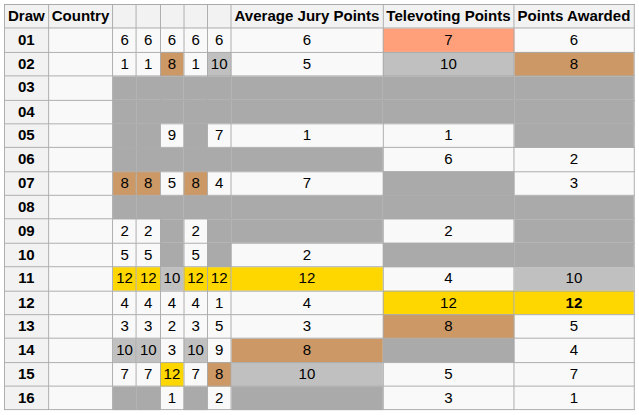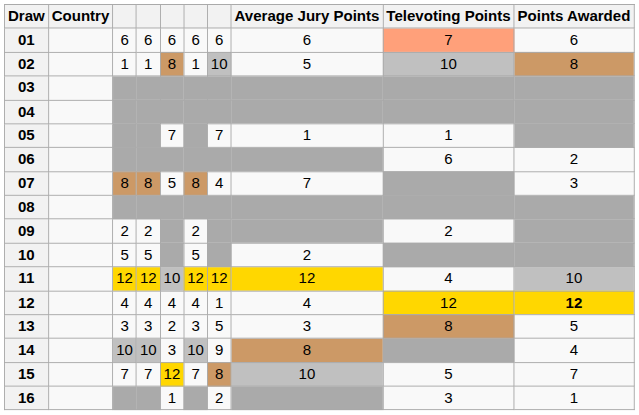(172, 135) 9 -> (172, 135) 7
